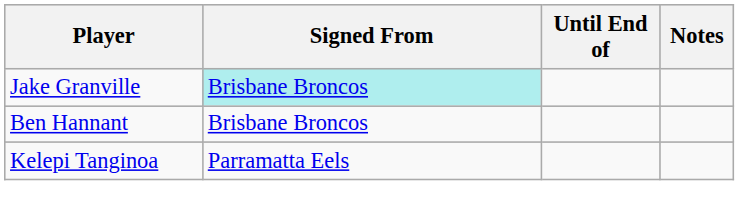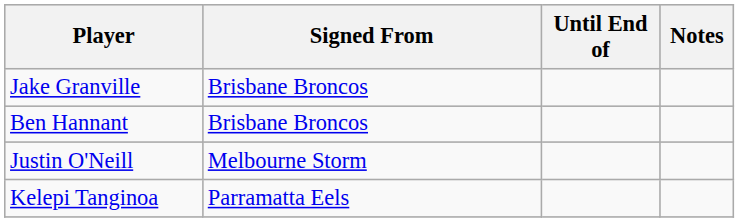(288, 86) paleturquoise background -> (288, 86) no background
+ row: (72, 161)
